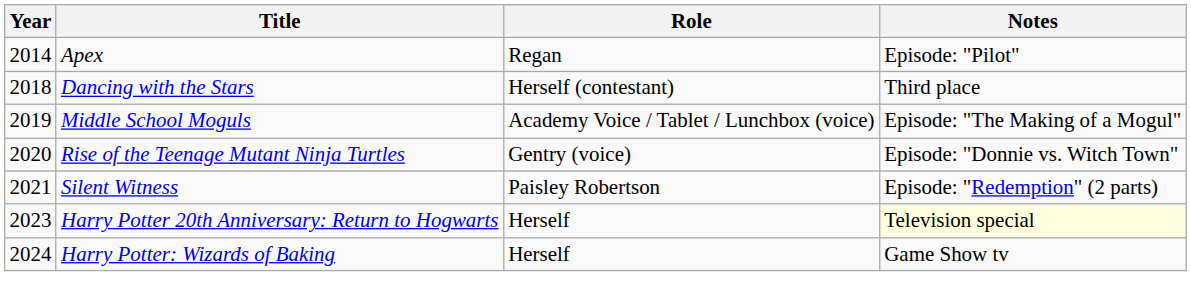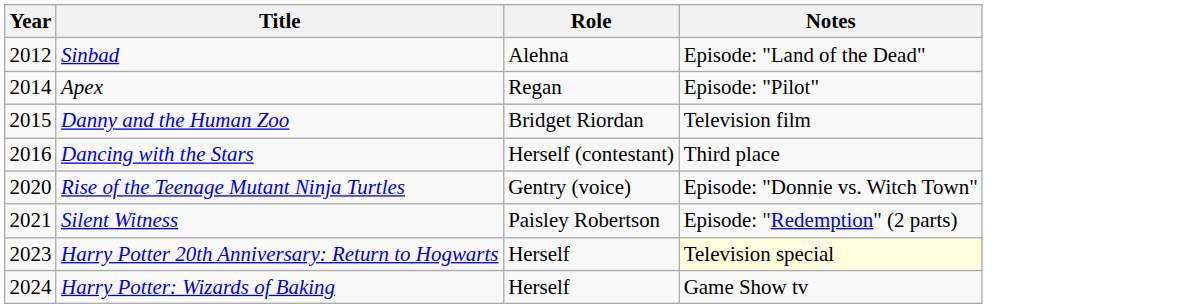+ row: (90, 54)
+ row: (175, 120)
(30, 87) 2018 -> (30, 154) 2016
- row: (156, 120)
